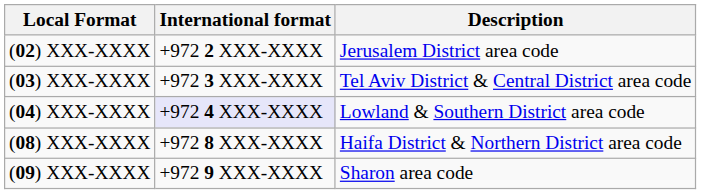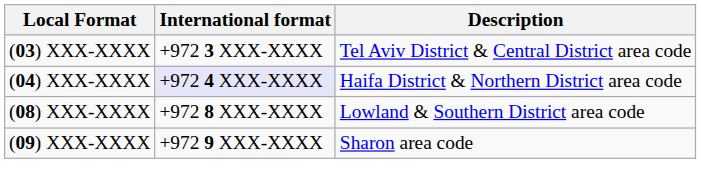- row: (80, 50)
(492, 111) Lowland & Southern District area code -> (511, 81) Haifa District & Northern District area code
(511, 142) Haifa District & Northern District area code -> (492, 111) Lowland & Southern District area code
